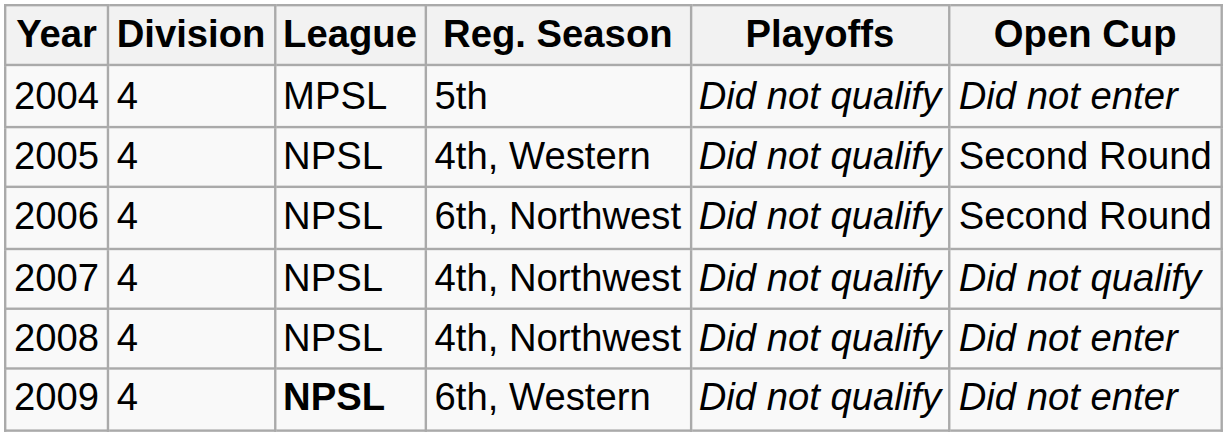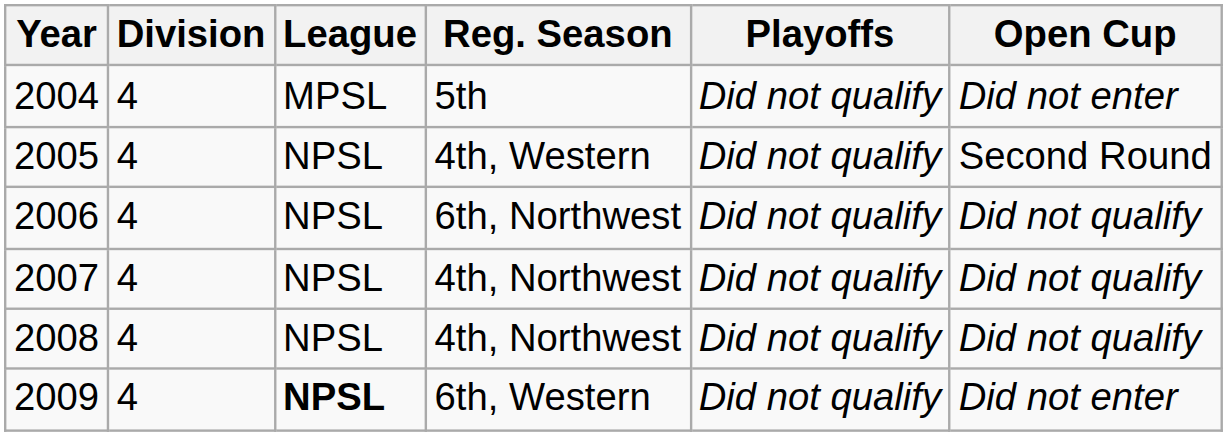(1085, 216) Second Round -> (1080, 216) Did not qualify
(1068, 338) Did not enter -> (1080, 338) Did not qualify
